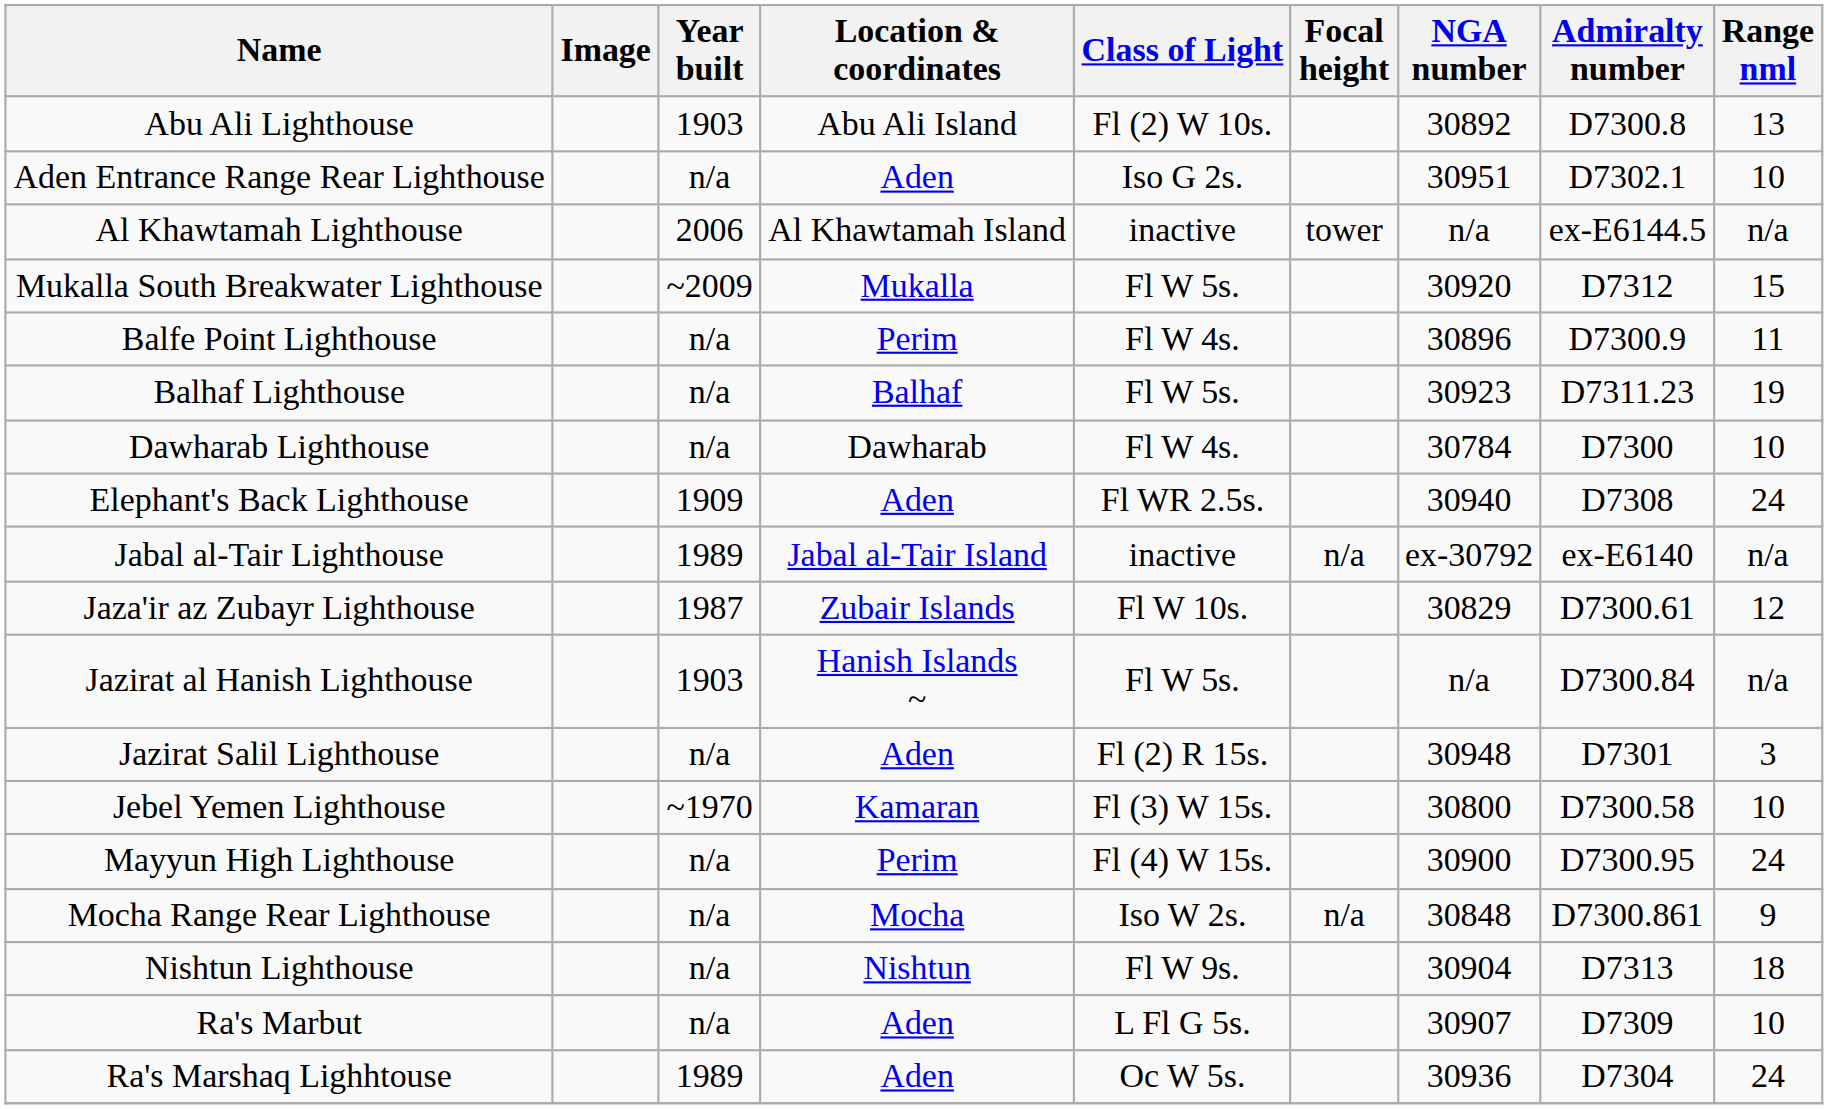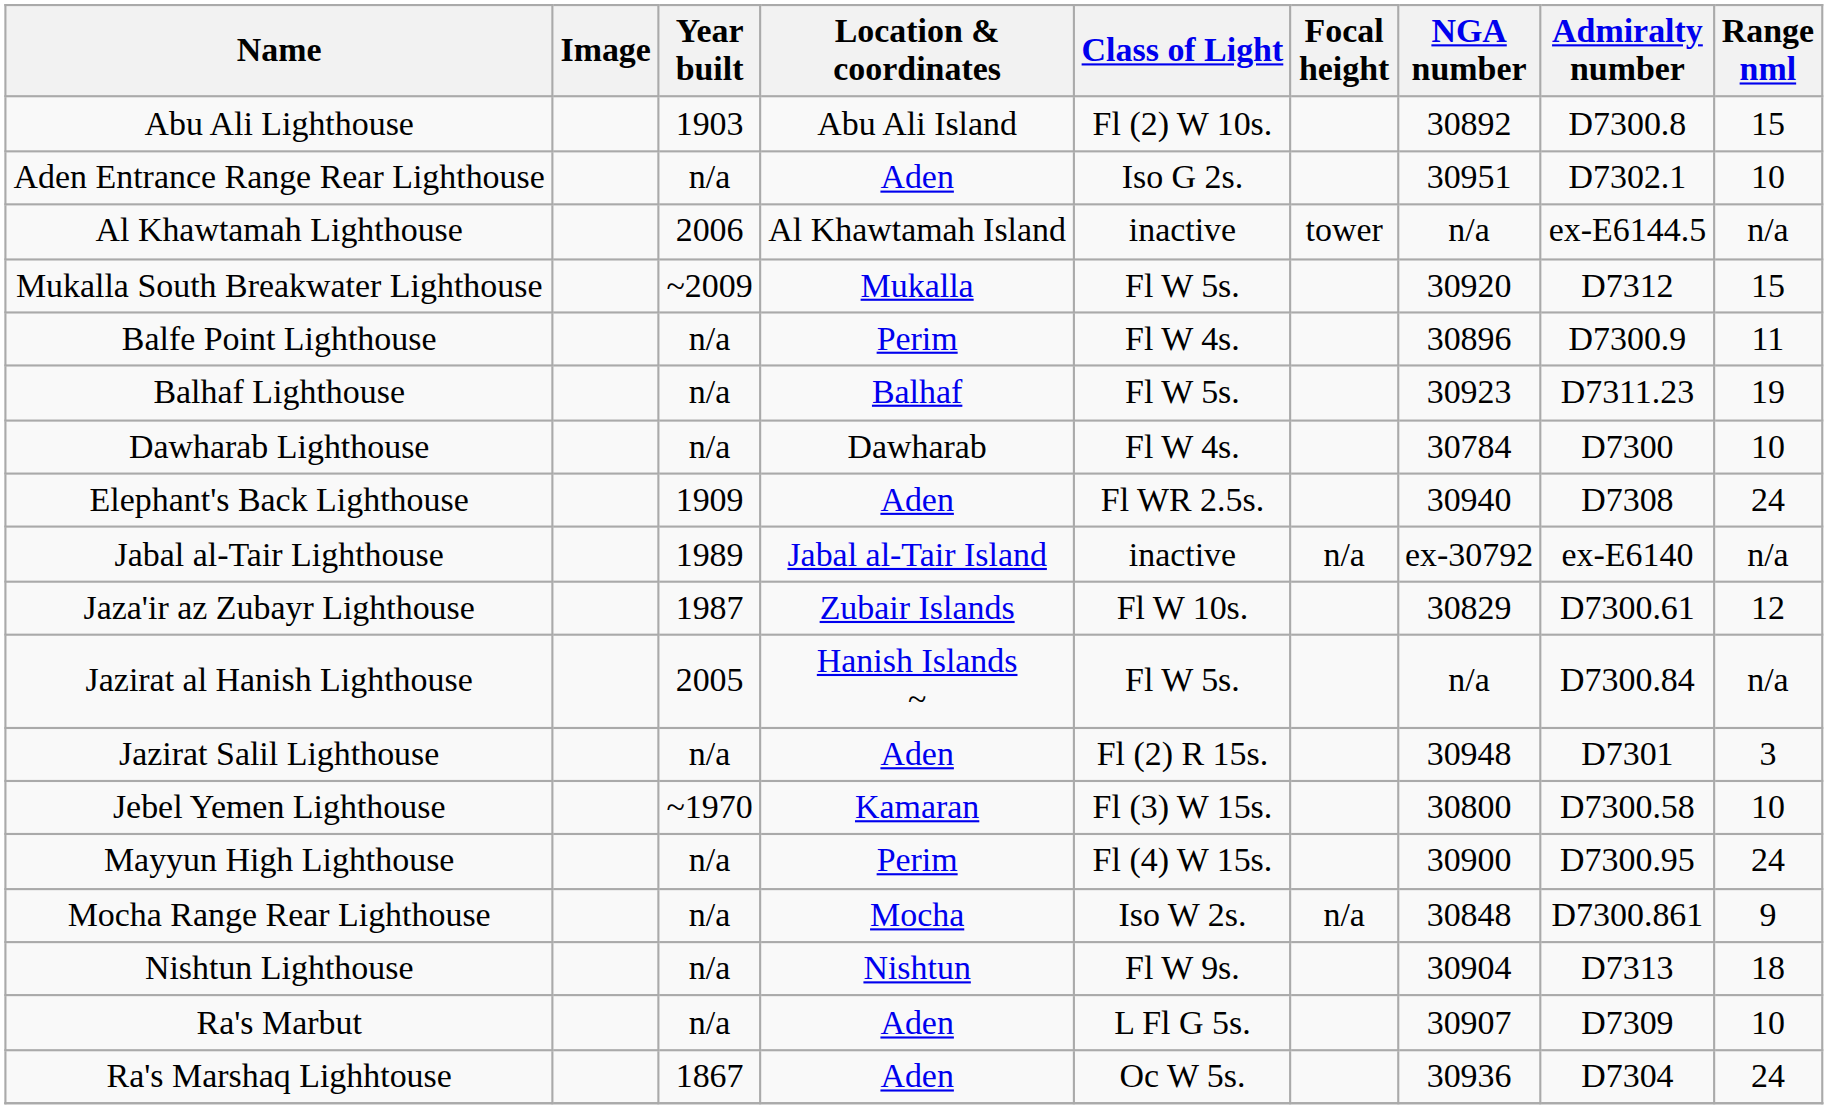(1768, 123) 13 -> (1768, 123) 15
(710, 680) 1903 -> (710, 680) 2005
(710, 1076) 1989 -> (710, 1076) 1867
